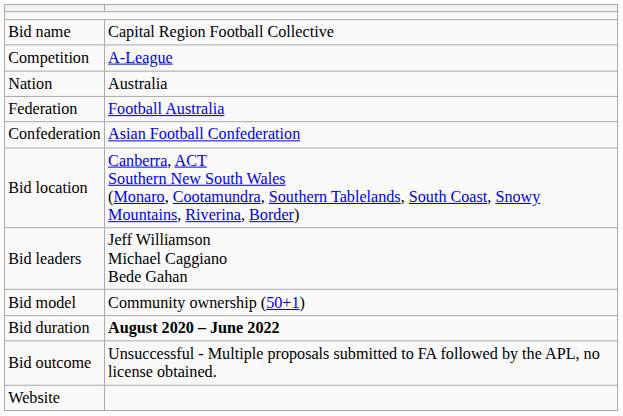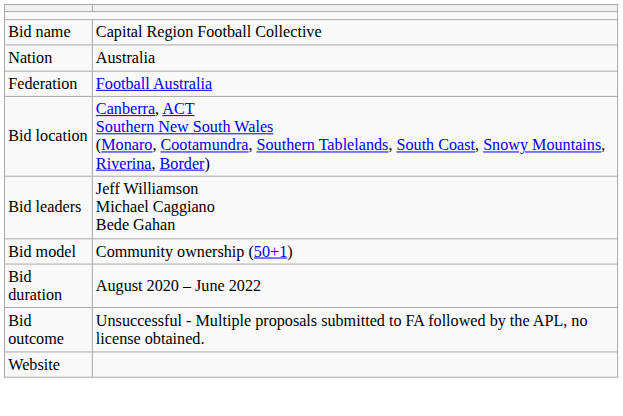- row: (49, 57)
- row: (54, 134)
(194, 328) bold -> (178, 285) normal
